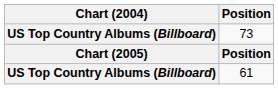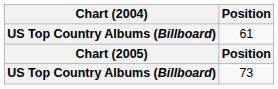rows swapped: (246, 73) <-> (246, 34)
